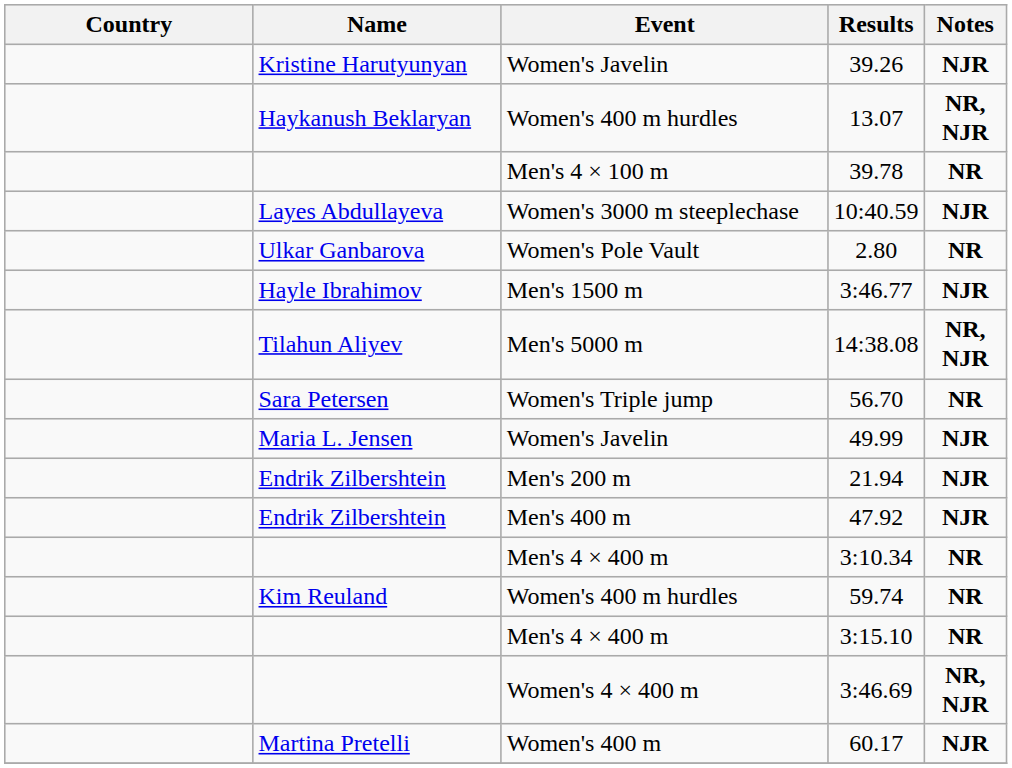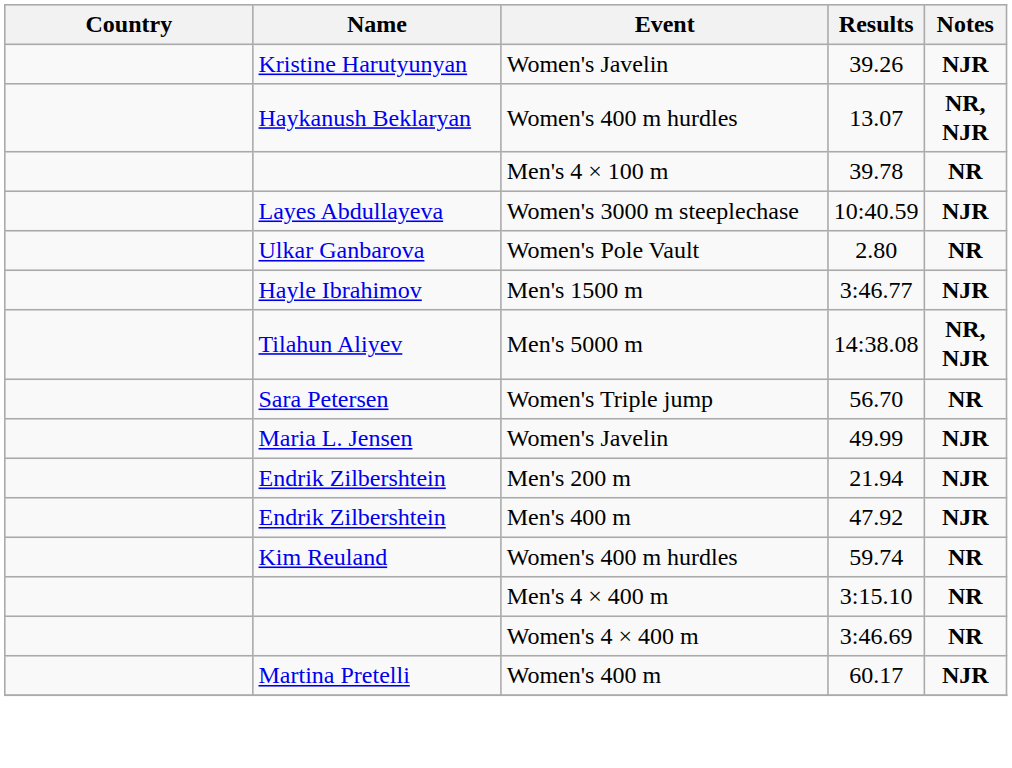- row: (876, 556)
(965, 689) NR, NJR -> (965, 635) NR
